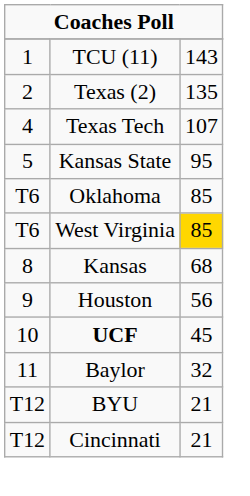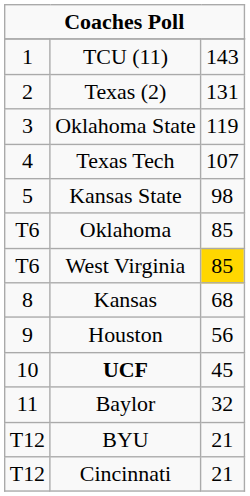(201, 91) 135 -> (222, 91) 131
+ row: (125, 126)
(201, 160) 95 -> (222, 195) 98
